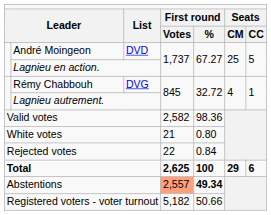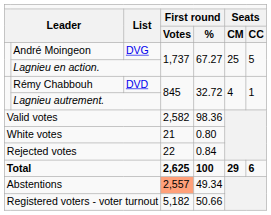(137, 51) DVD -> (137, 51) DVG
(137, 84) DVG -> (137, 84) DVD
(209, 185) bold -> (209, 185) normal
